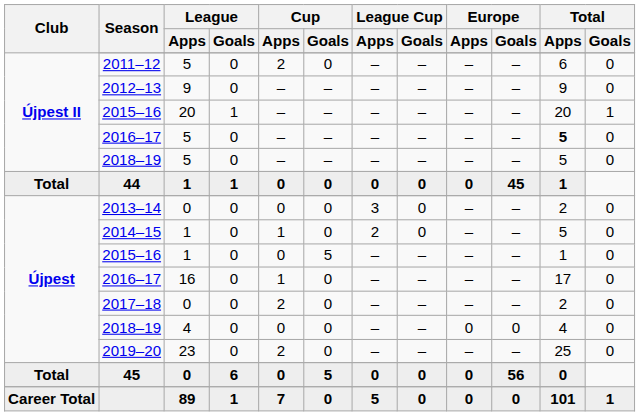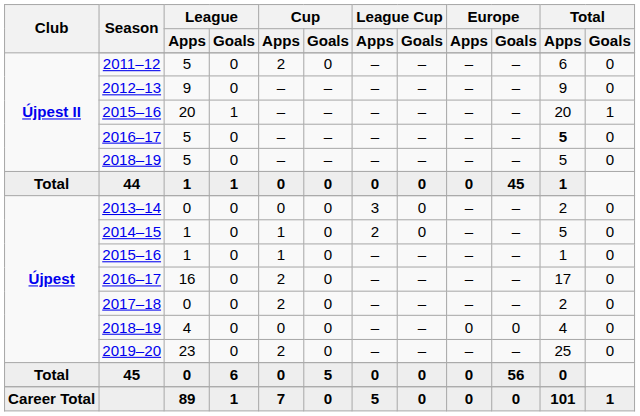(281, 256) 0 -> (281, 256) 1
(328, 256) 5 -> (328, 256) 0
(281, 280) 1 -> (281, 280) 2
